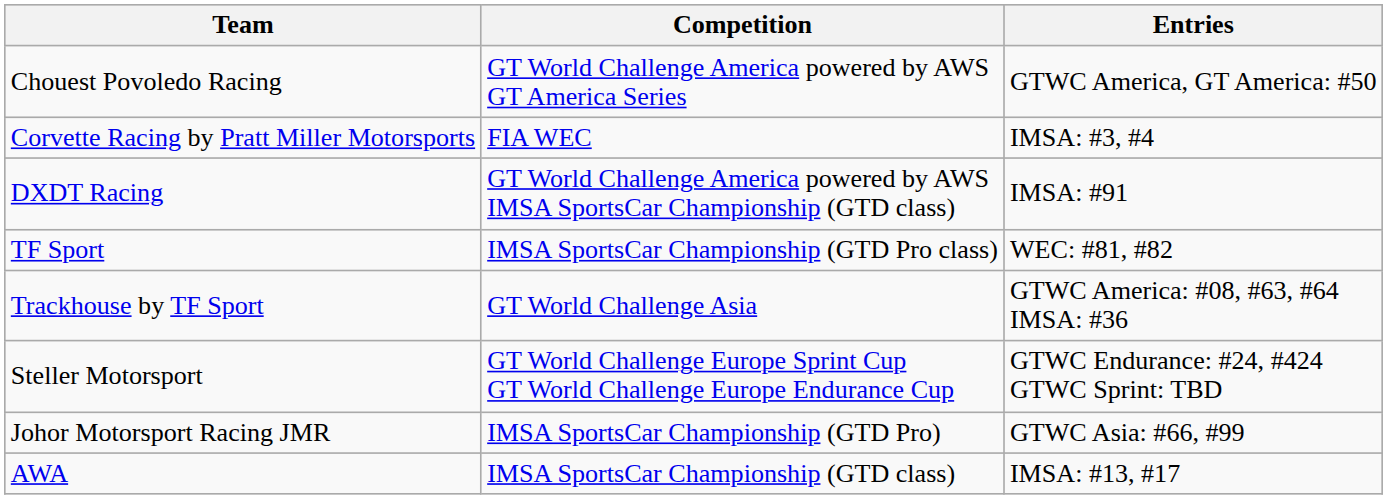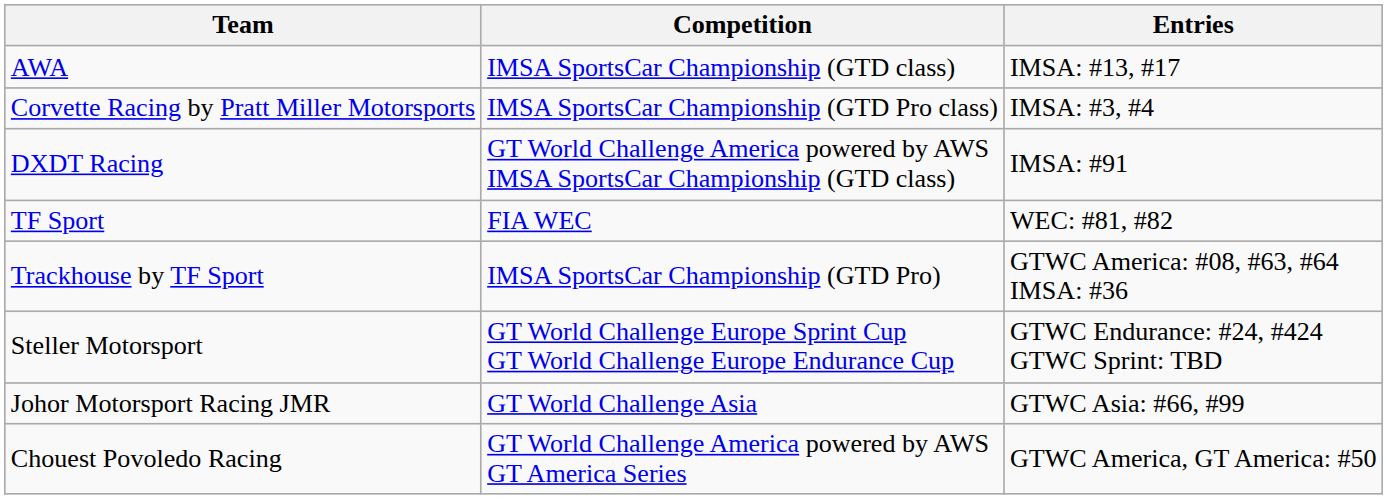rows swapped: (39, 473) <-> (146, 81)
(539, 137) FIA WEC -> (743, 107) IMSA SportsCar Championship (GTD Pro class)
(743, 249) IMSA SportsCar Championship (GTD Pro class) -> (539, 219) FIA WEC
(622, 305) GT World Challenge Asia -> (714, 275) IMSA SportsCar Championship (GTD Pro)
(714, 432) IMSA SportsCar Championship (GTD Pro) -> (622, 402) GT World Challenge Asia
